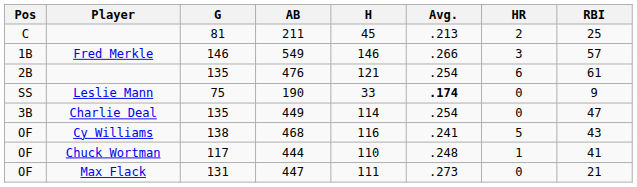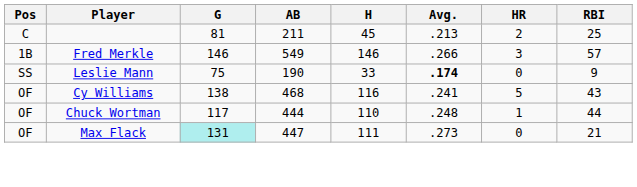- row: (293, 73)
- row: (293, 113)
(594, 152) 41 -> (594, 113) 44
(218, 172) no background -> (218, 133) paleturquoise background
